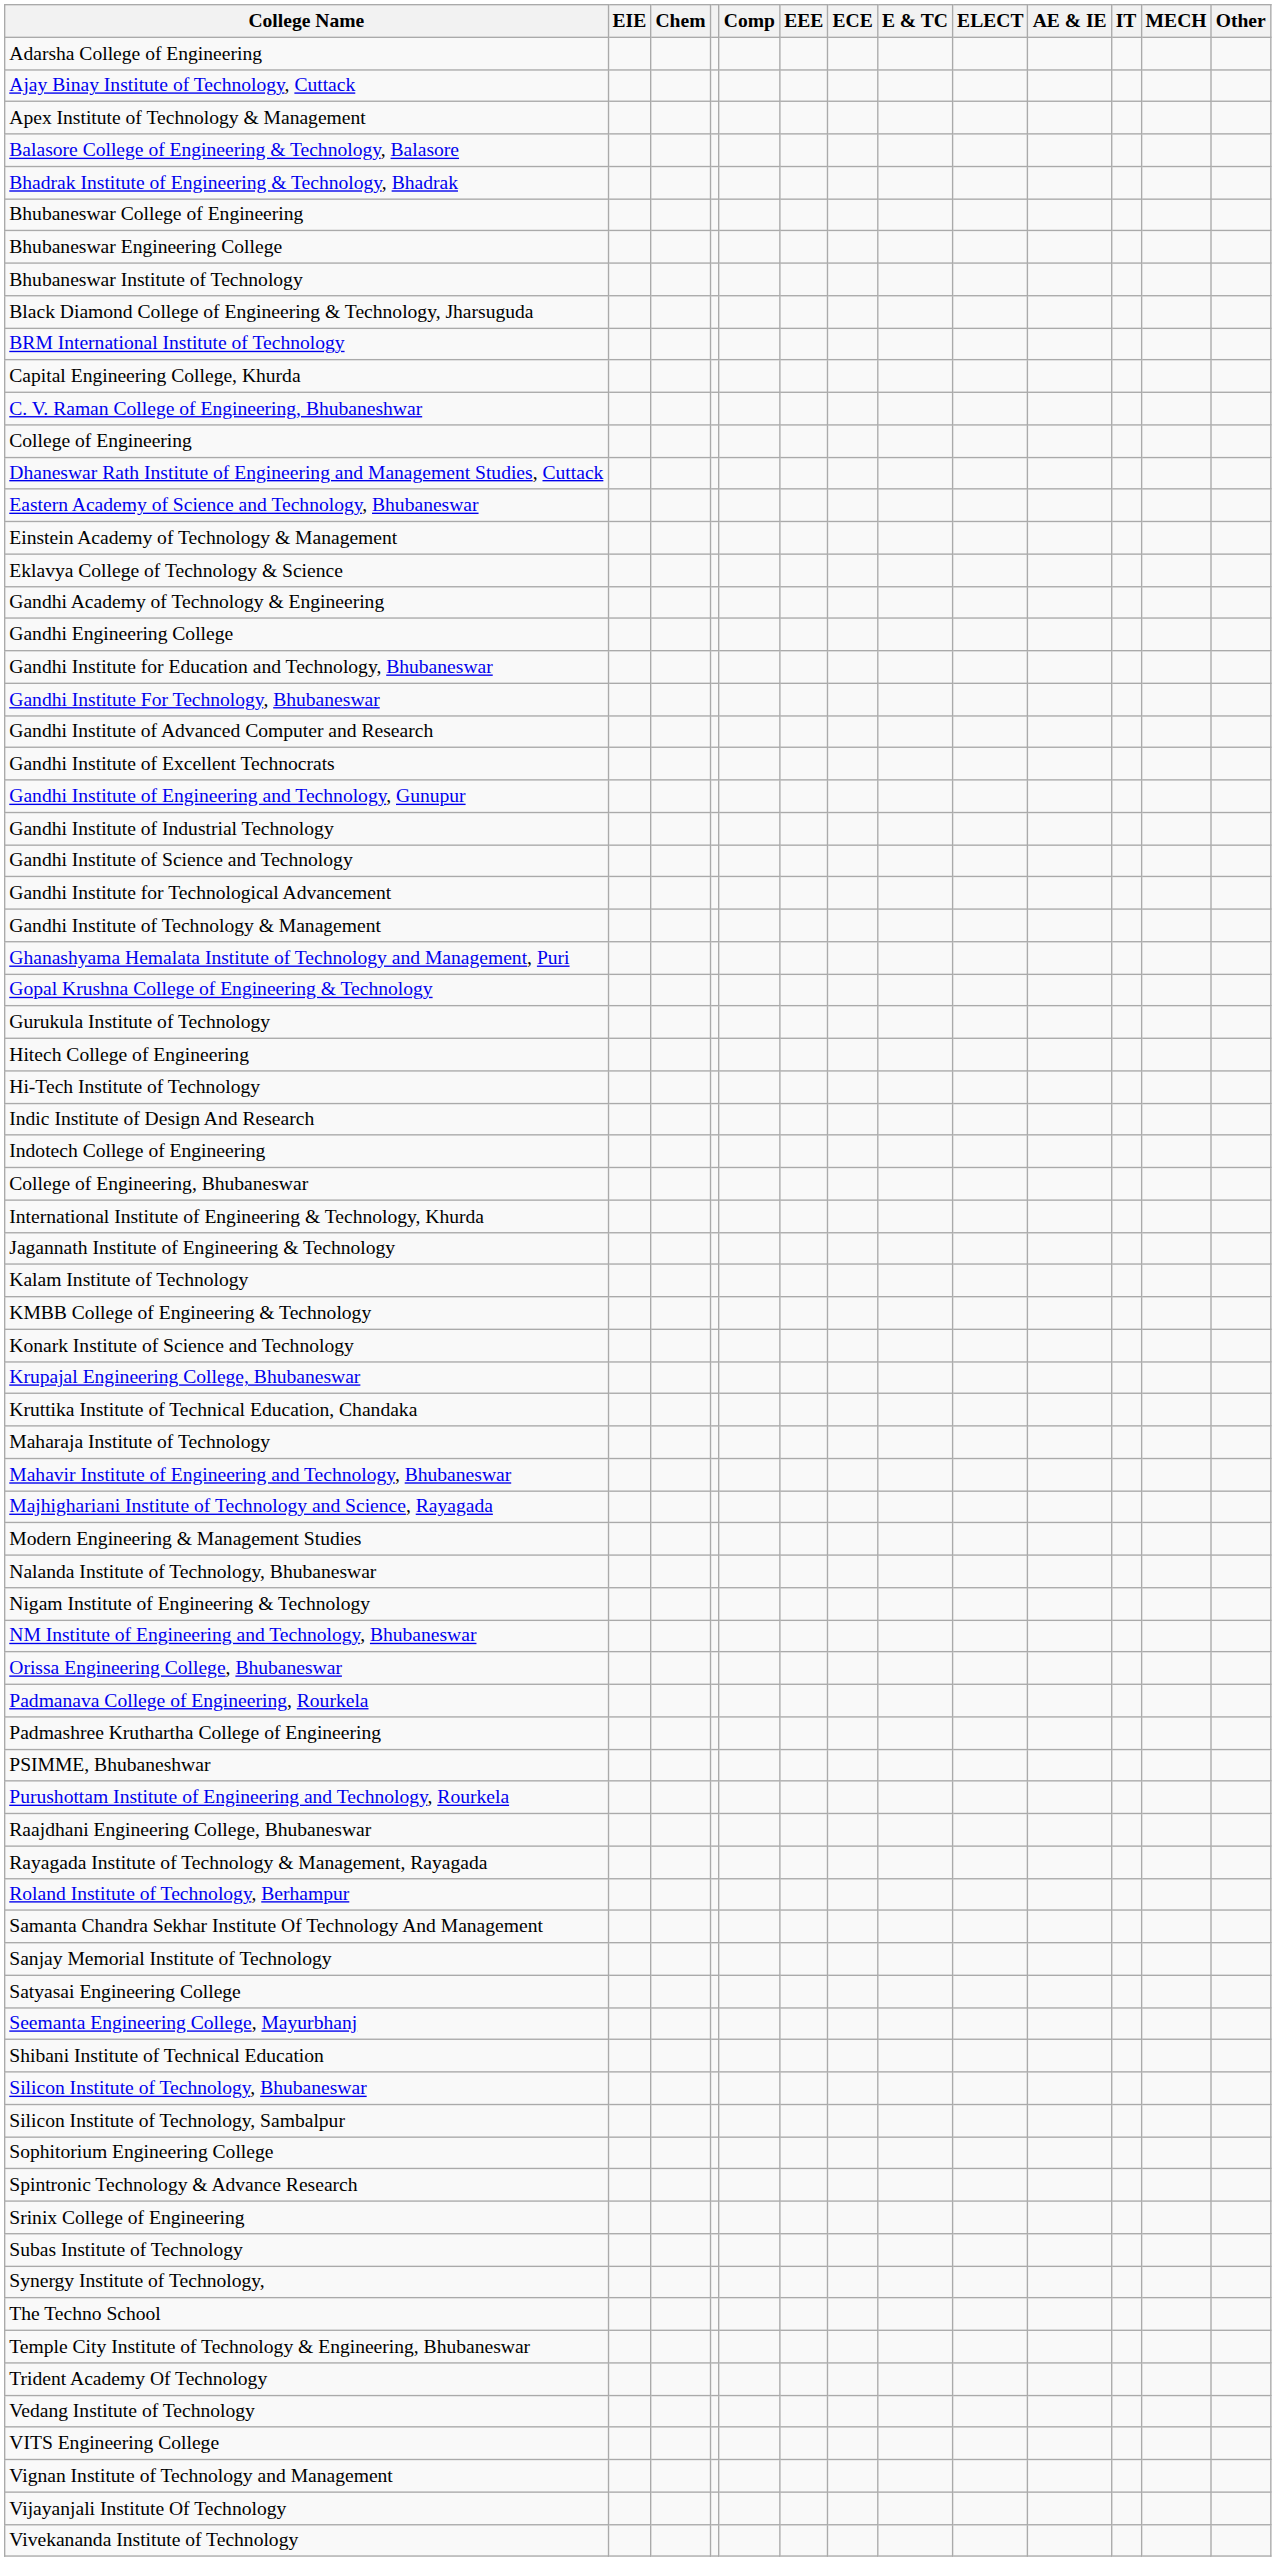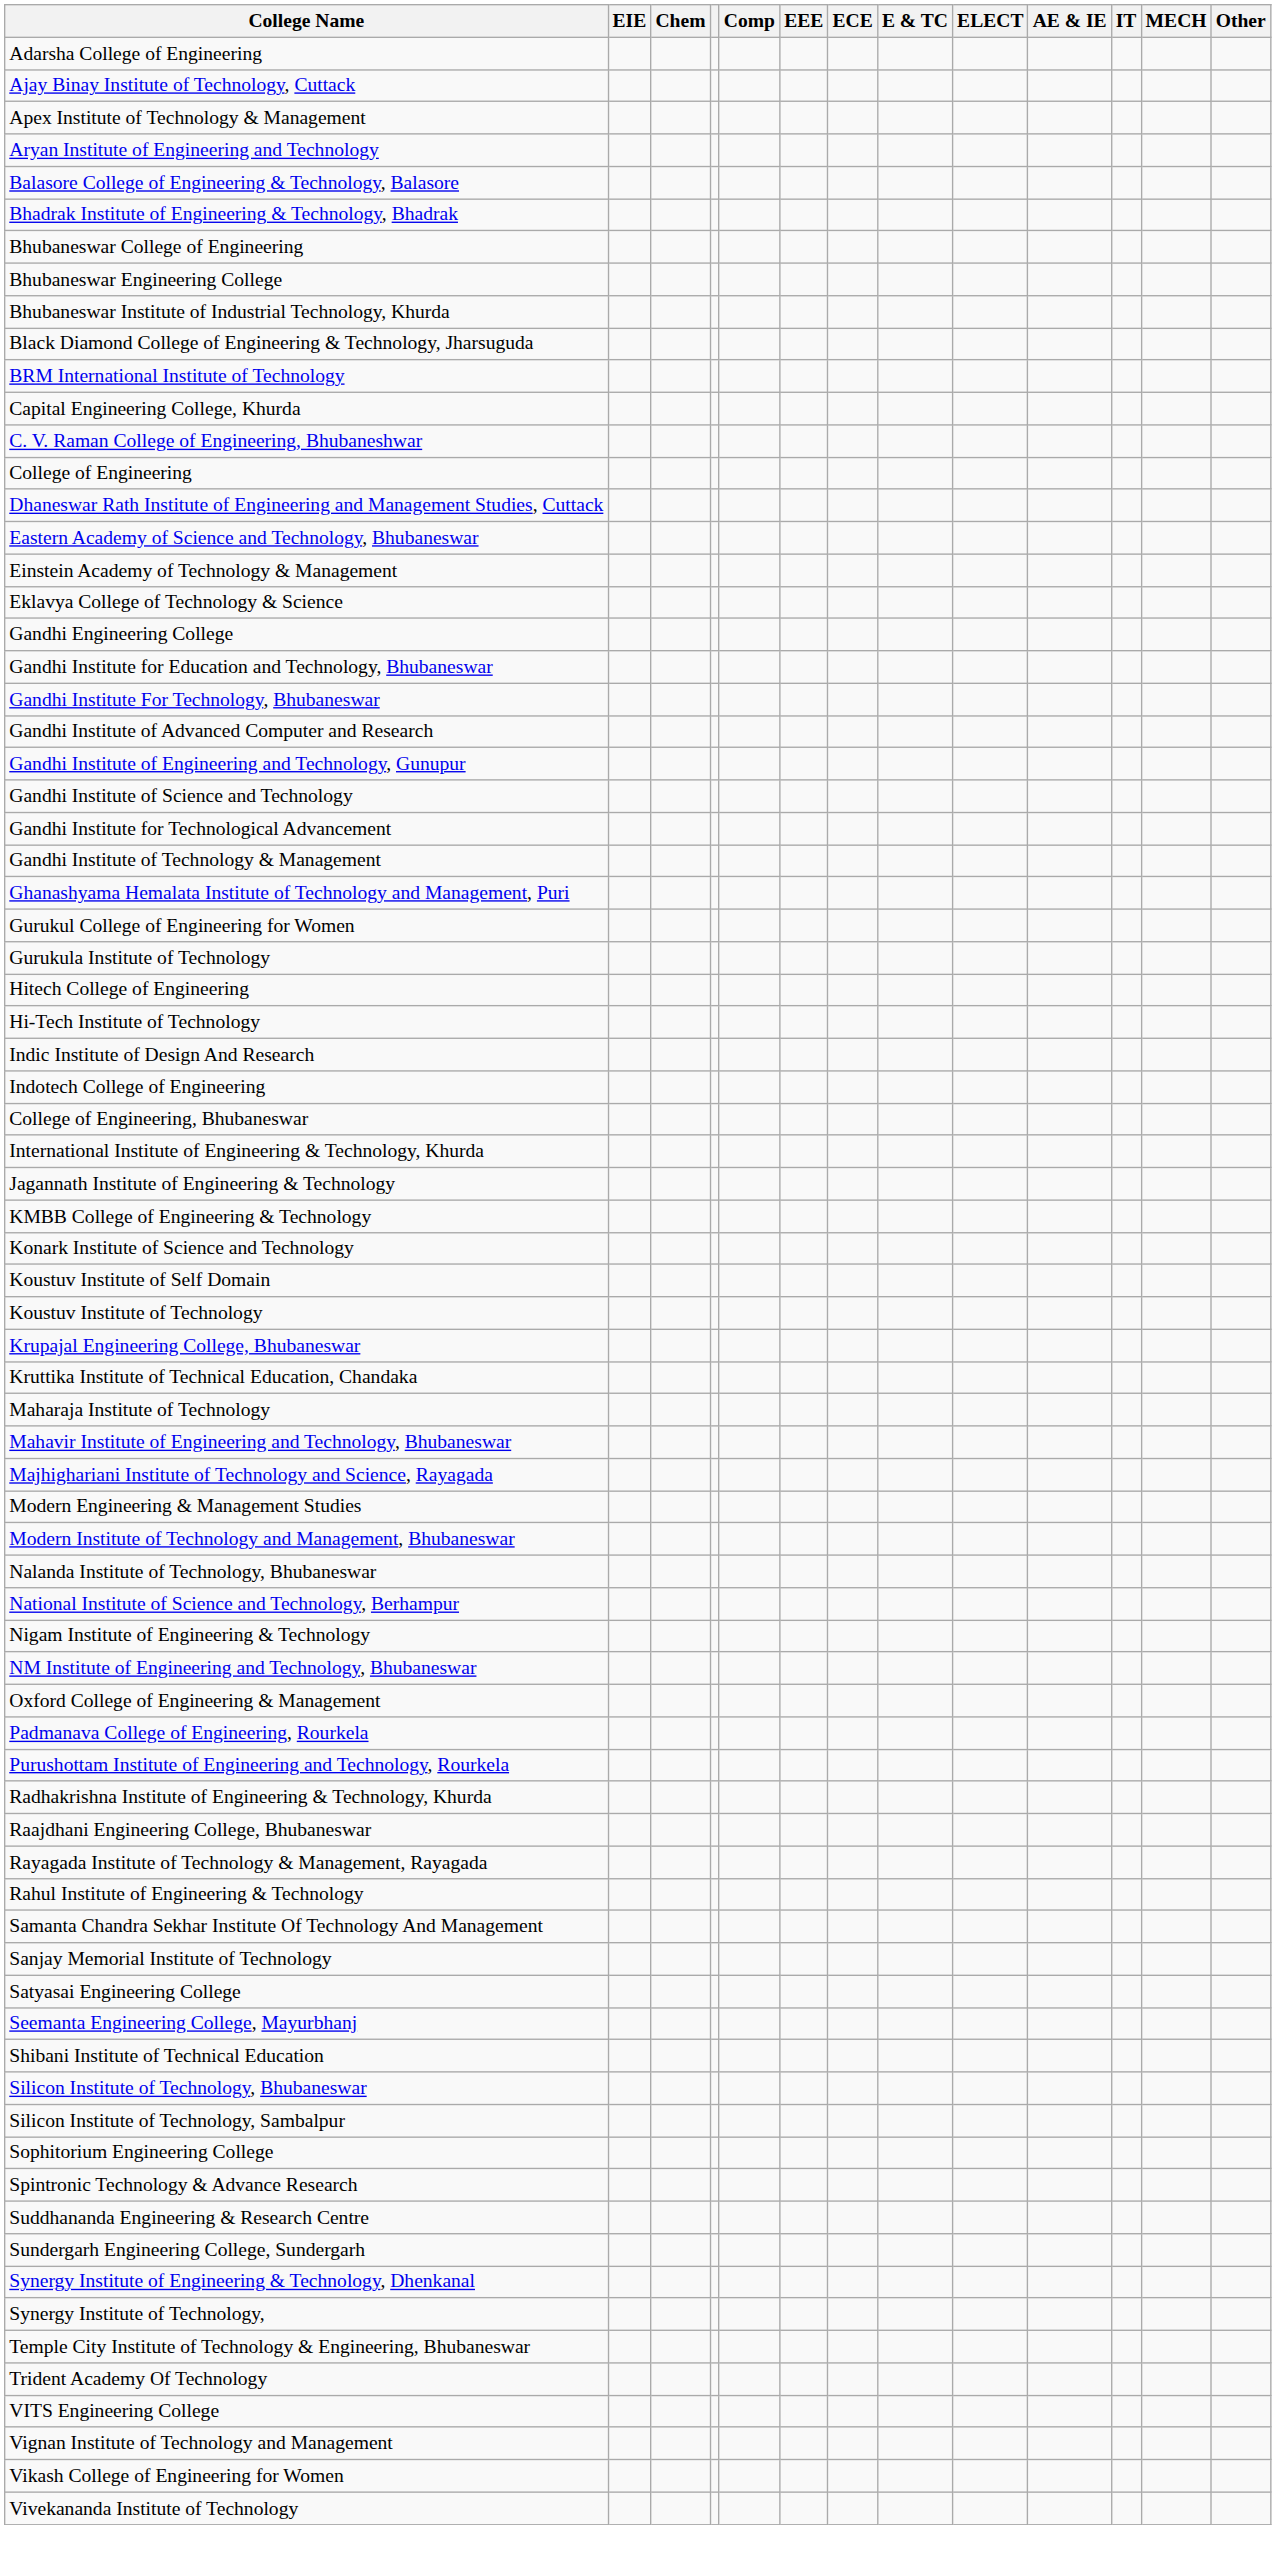+ row: (194, 150)
+ row: (230, 311)
- row: (156, 279)
- row: (197, 602)
- row: (172, 763)
- row: (171, 828)
- row: (221, 990)
+ row: (182, 925)
- row: (129, 1280)
+ row: (140, 1280)
+ row: (136, 1313)
+ row: (262, 1539)
+ row: (234, 1603)
- row: (176, 1668)
+ row: (195, 1700)
- row: (195, 1732)
- row: (110, 1765)
+ row: (250, 1797)
+ row: (186, 1894)
- row: (179, 1894)
- row: (127, 2217)
- row: (126, 2249)
+ row: (189, 2217)
+ row: (187, 2249)
+ row: (242, 2282)
- row: (85, 2314)
- row: (132, 2411)
- row: (148, 2508)
+ row: (176, 2475)
